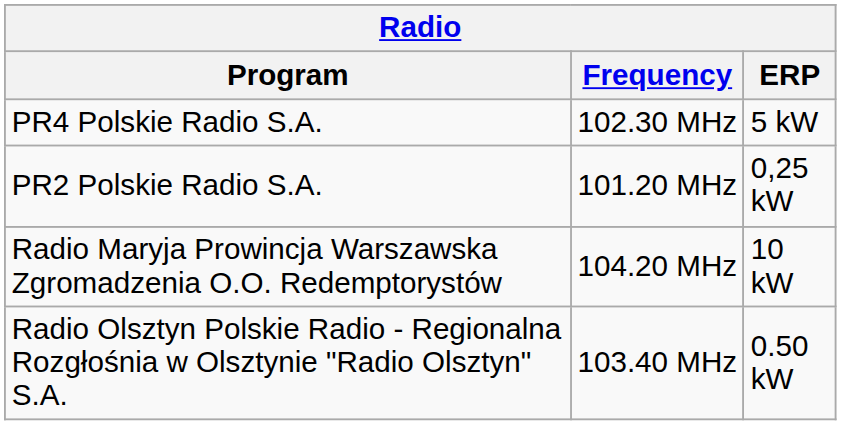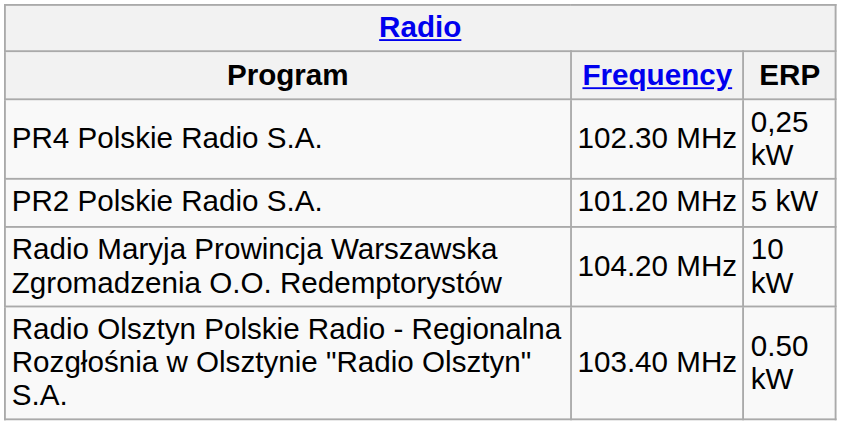(784, 121) 5 kW -> (780, 138) 0,25 kW
(780, 185) 0,25 kW -> (784, 202) 5 kW
